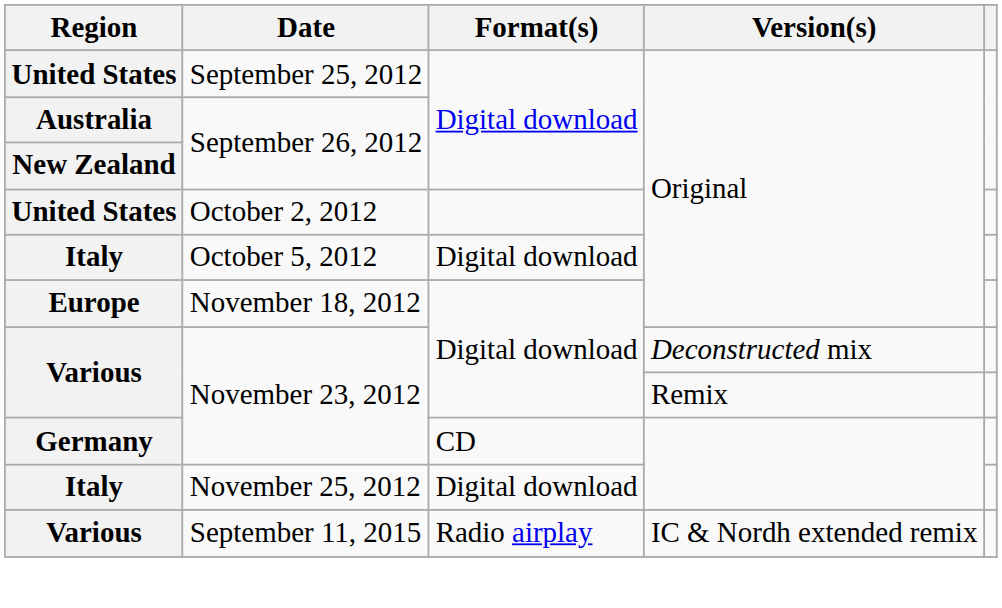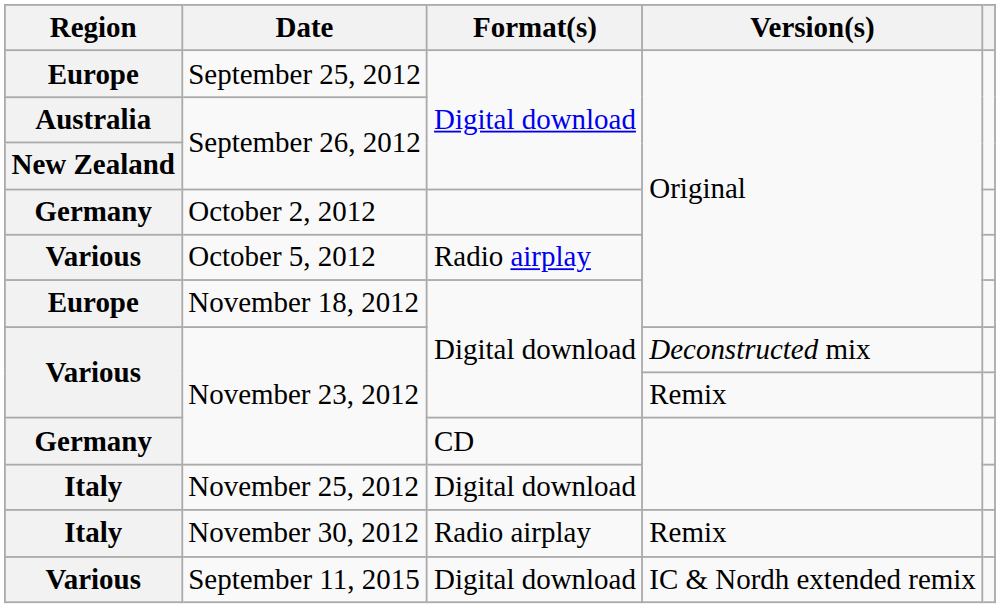(94, 73) United States -> (93, 73) Europe
(94, 211) United States -> (93, 211) Germany
(94, 257) Italy -> (93, 257) Various
(537, 257) Digital download -> (512, 257) Radio airplay
+ row: (304, 532)
(514, 532) Radio airplay -> (535, 578) Digital download
